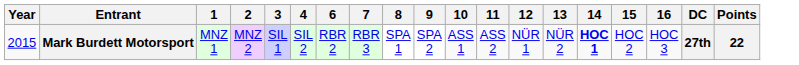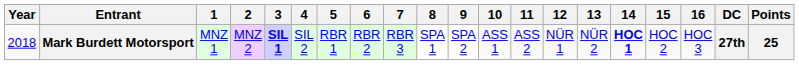+ column: (333, 14)
(22, 42) 2015 -> (22, 42) 2018
(278, 42) normal -> (278, 42) bold
(737, 42) 22 -> (771, 42) 25
